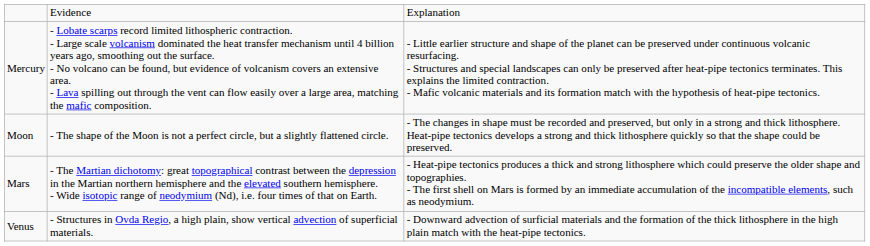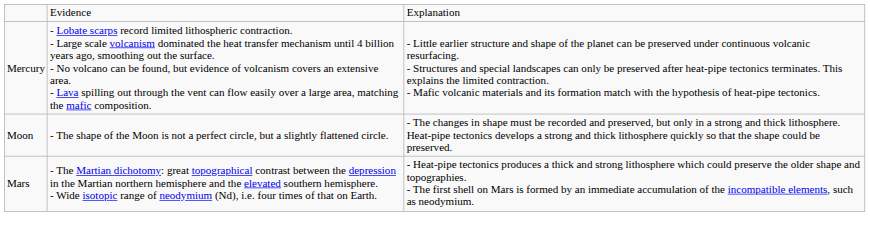- row: (20, 226)
